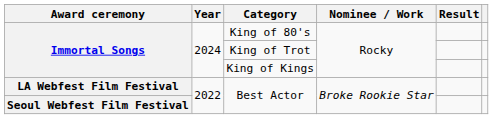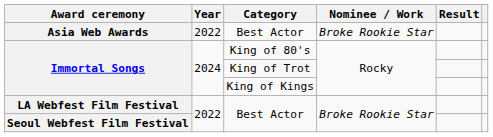+ row: (98, 32)
